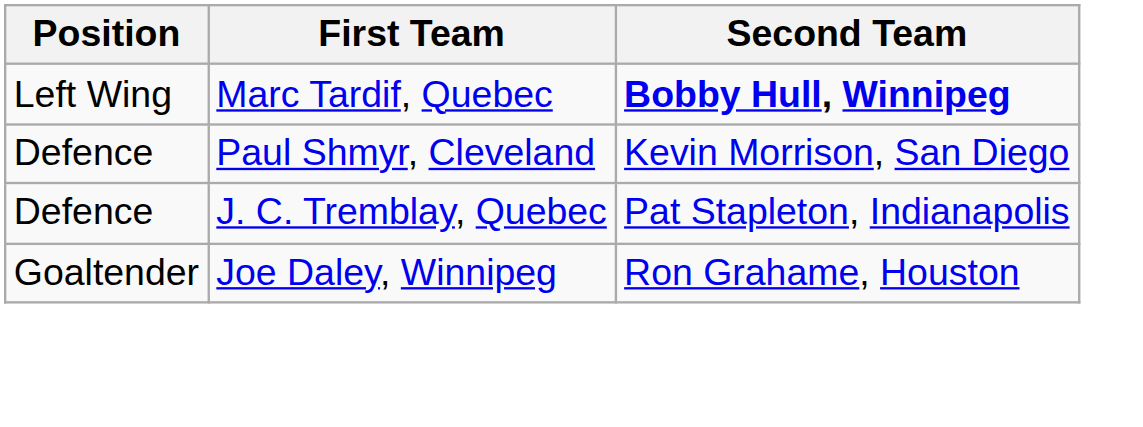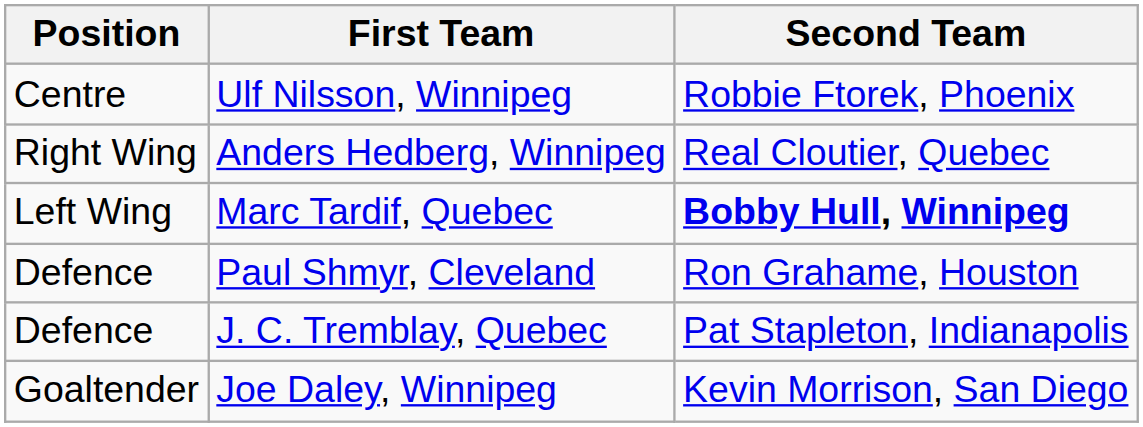+ row: (394, 93)
+ row: (441, 152)
(847, 152) Kevin Morrison, San Diego -> (881, 271) Ron Grahame, Houston
(822, 271) Ron Grahame, Houston -> (906, 390) Kevin Morrison, San Diego
